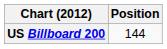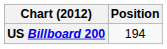(135, 33) 144 -> (135, 33) 194
